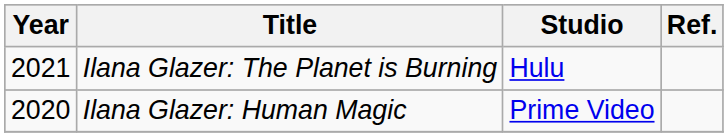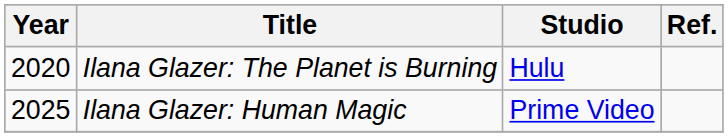(41, 68) 2021 -> (41, 68) 2020
(41, 110) 2020 -> (41, 110) 2025
